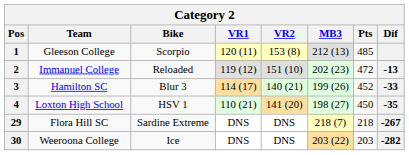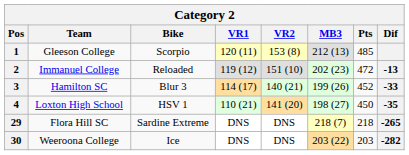(391, 122) -267 -> (391, 122) -265
